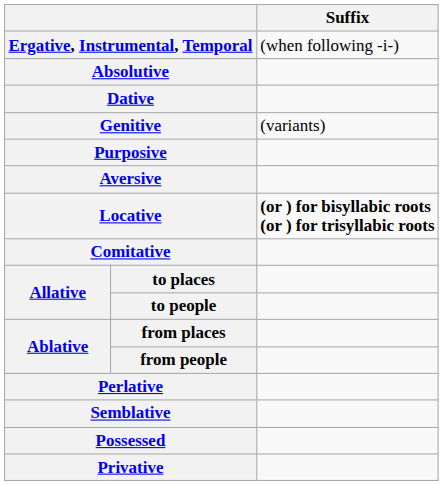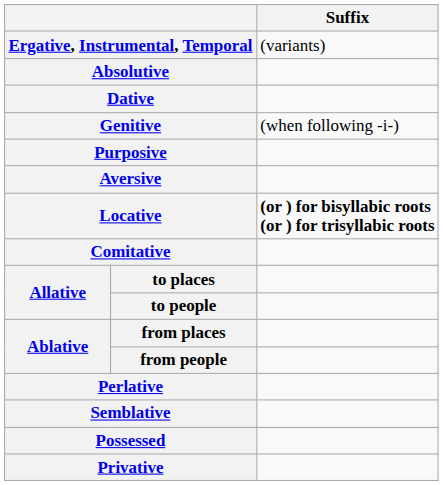(330, 44) (when following -i-) -> (293, 44) (variants)
(293, 125) (variants) -> (330, 125) (when following -i-)
